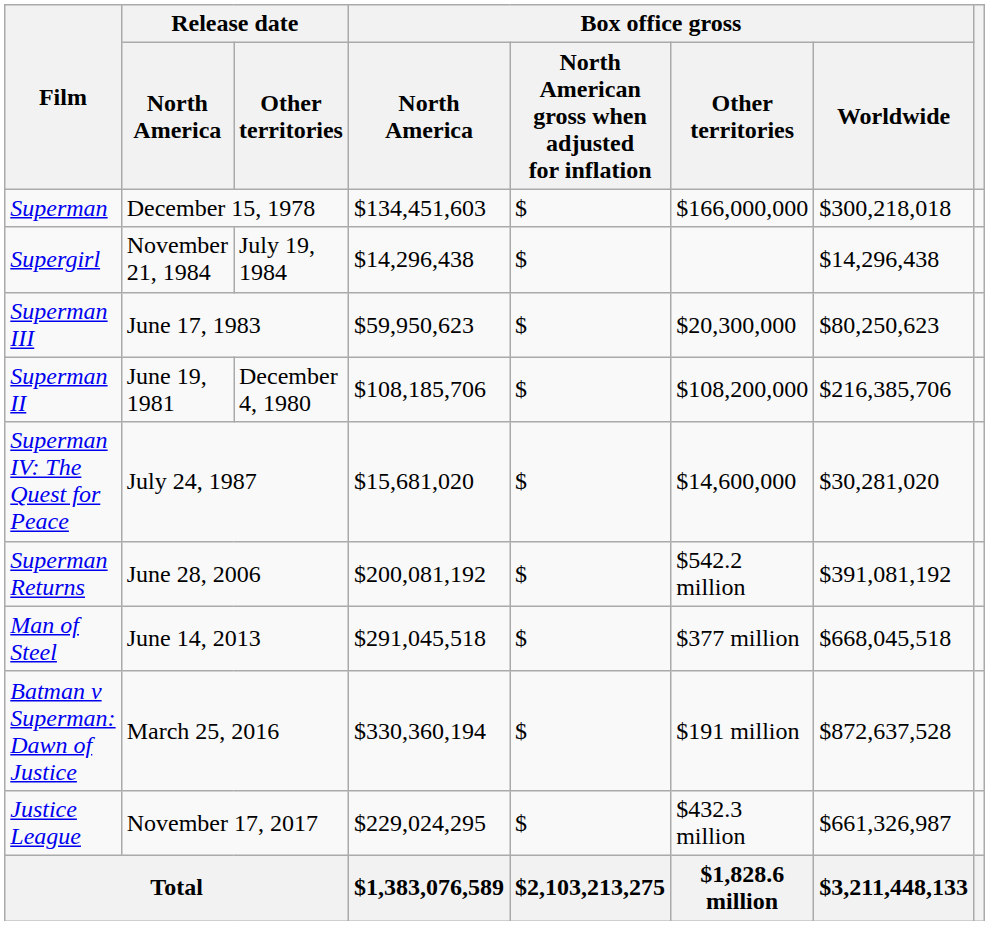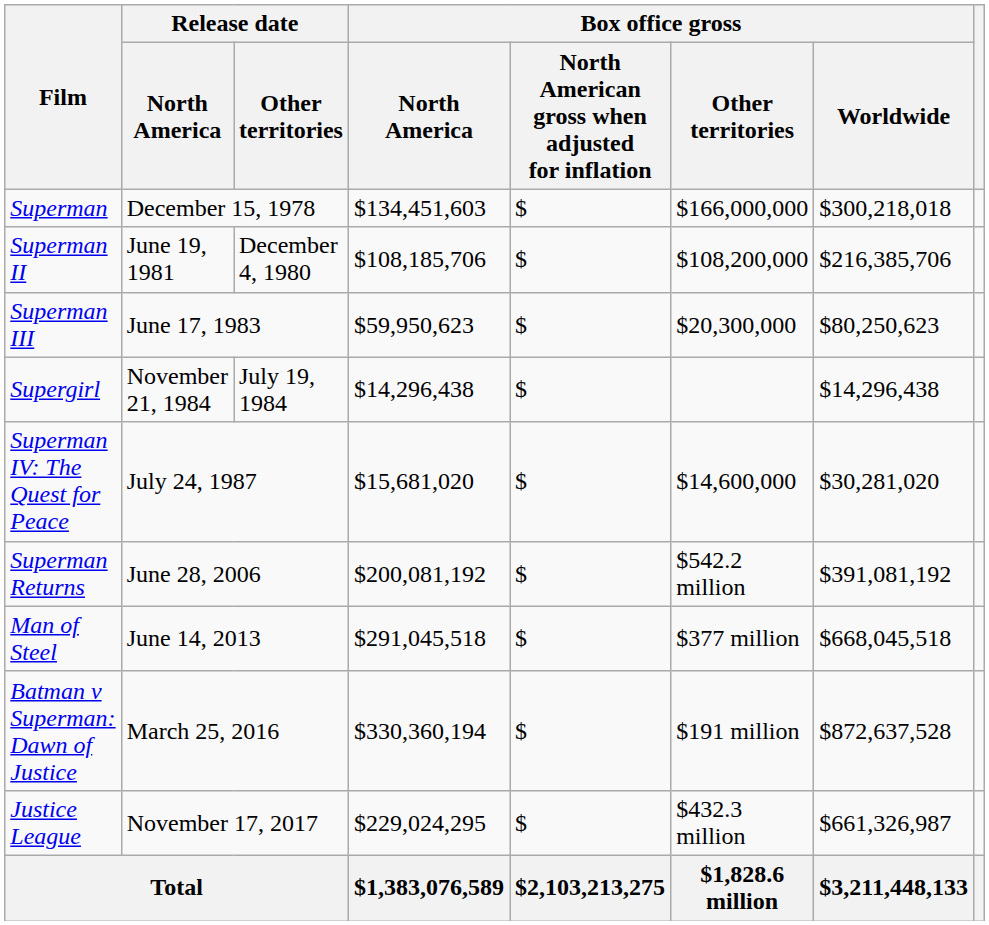rows swapped: (59, 389) <-> (55, 259)
